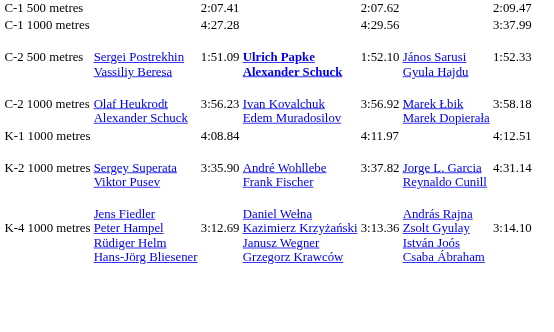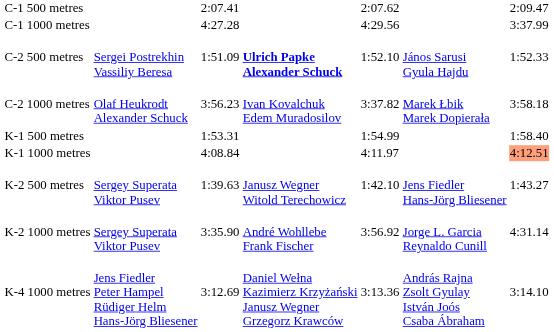(380, 103) 3:56.92 -> (380, 103) 3:37.82
+ row: (44, 135)
(512, 135) no background -> (529, 153) lightsalmon background
+ row: (44, 185)
(380, 167) 3:37.82 -> (380, 231) 3:56.92
